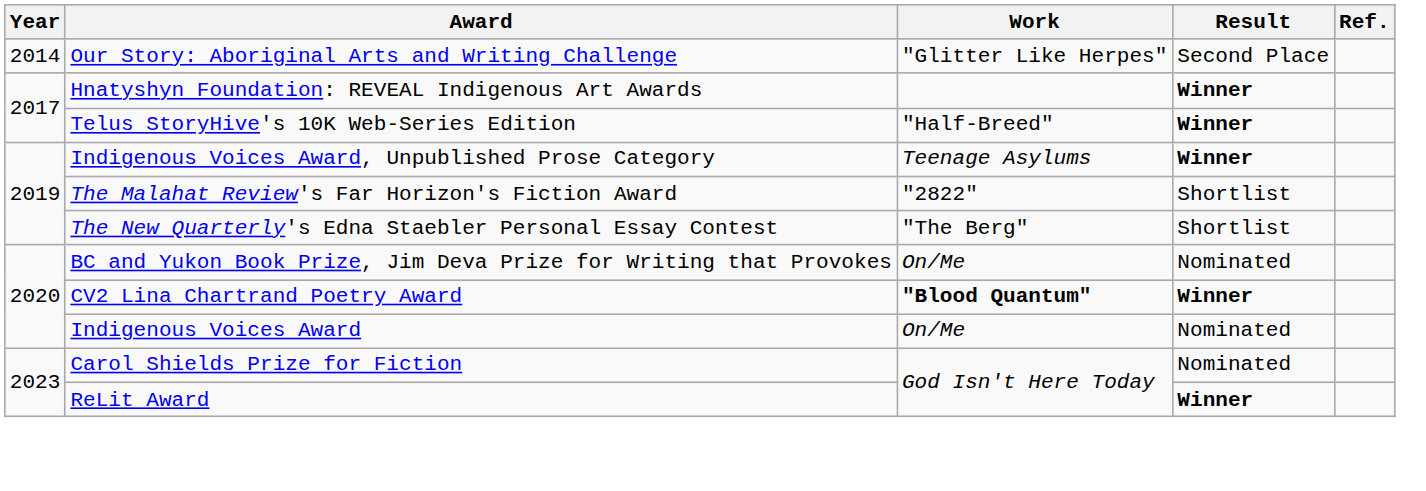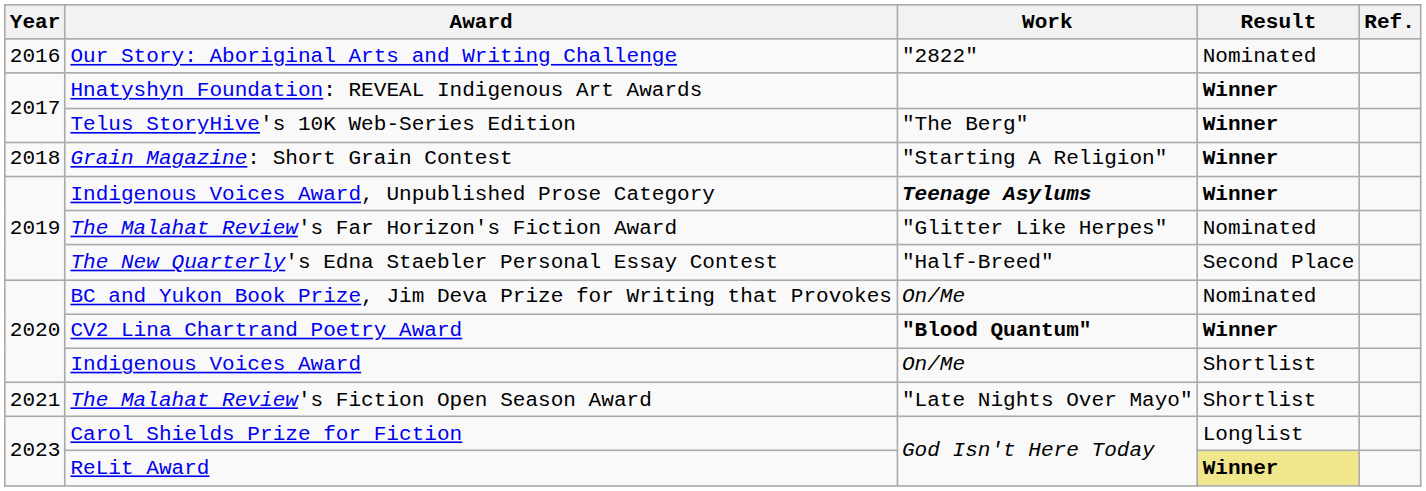(35, 56) 2014 -> (35, 56) 2016
(1035, 56) "Glitter Like Herpes" -> (940, 56) "2822"
(1253, 56) Second Place -> (1260, 56) Nominated
(978, 125) "Half-Breed" -> (965, 125) "The Berg"
+ row: (292, 159)
(997, 159) normal -> (997, 194) bold
(940, 194) "2822" -> (1035, 228) "Glitter Like Herpes"
(1234, 194) Shortlist -> (1260, 228) Nominated
(965, 228) "The Berg" -> (978, 262) "Half-Breed"
(1234, 228) Shortlist -> (1278, 262) Second Place
(1234, 331) Nominated -> (1260, 365) Shortlist
+ row: (361, 400)
(1234, 365) Nominated -> (1253, 434) Longlist
(1215, 400) no background -> (1241, 468) khaki background
